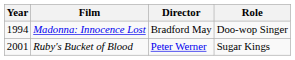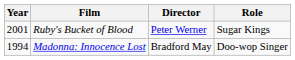rows swapped: (89, 30) <-> (83, 47)
